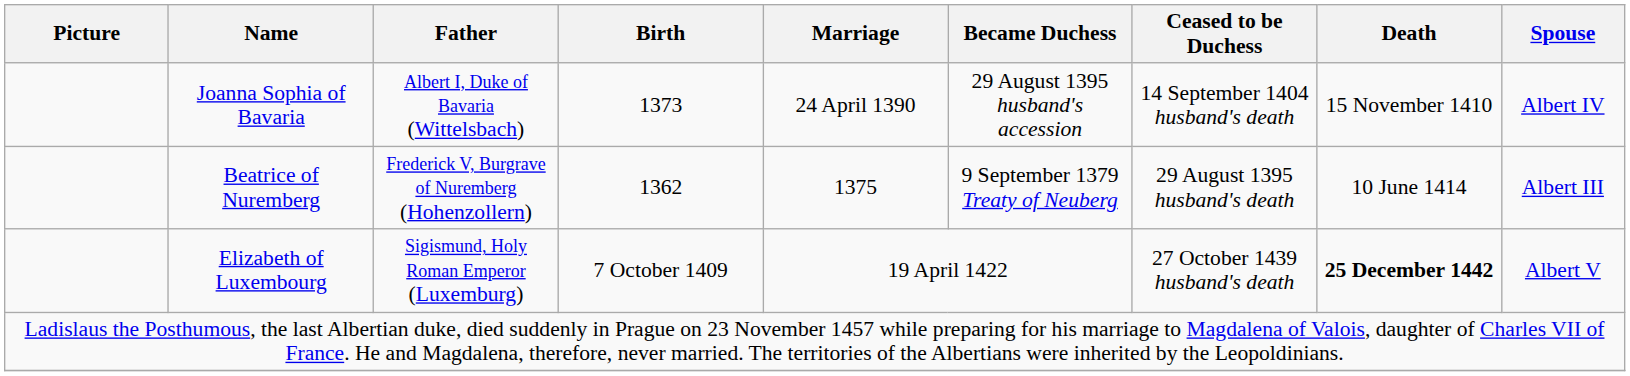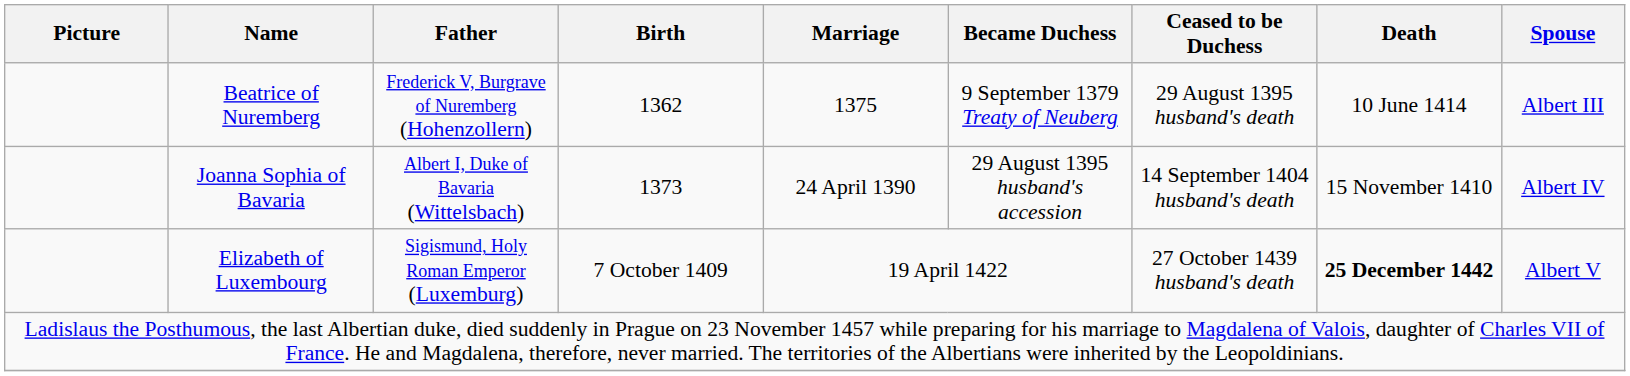rows swapped: (271, 187) <-> (271, 104)
